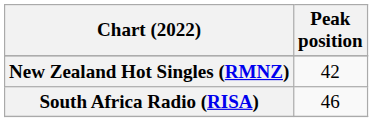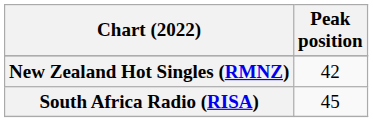(330, 101) 46 -> (330, 101) 45
